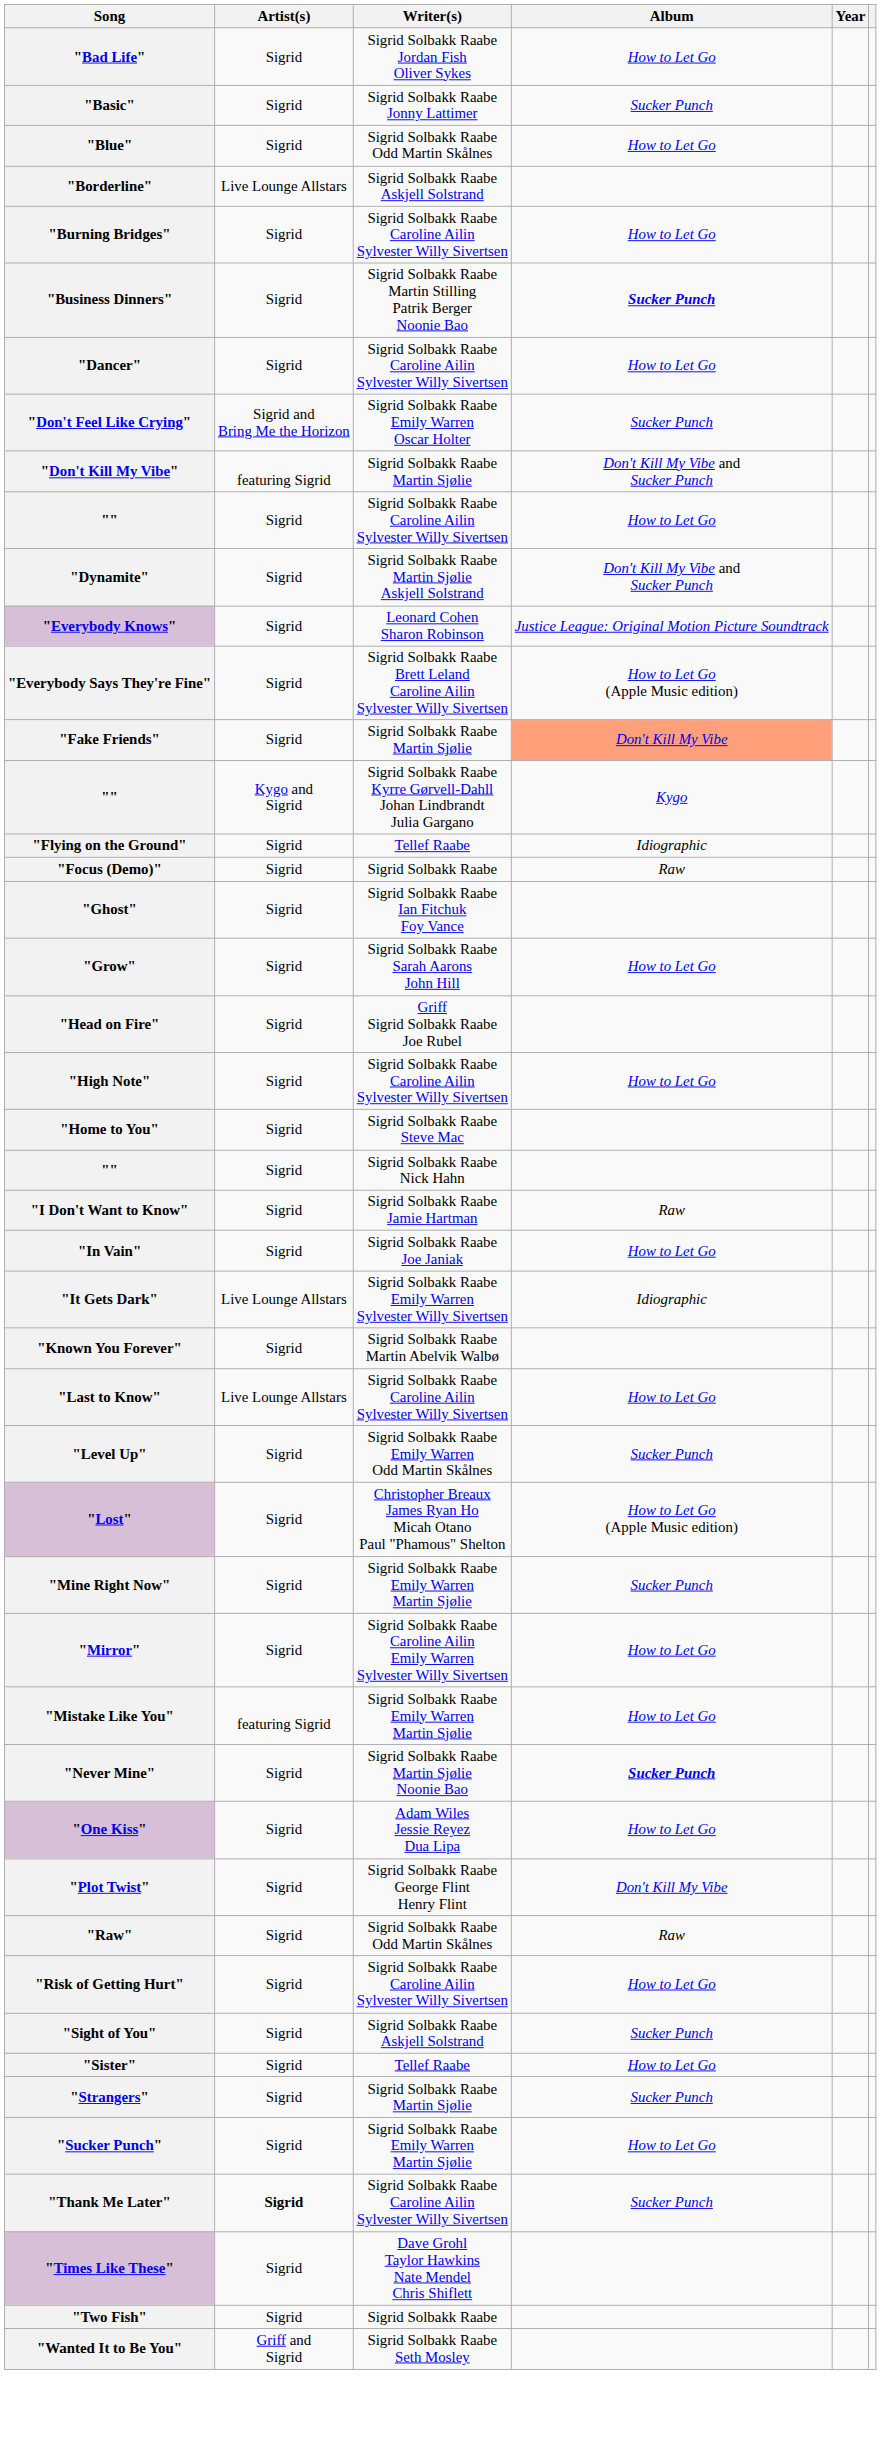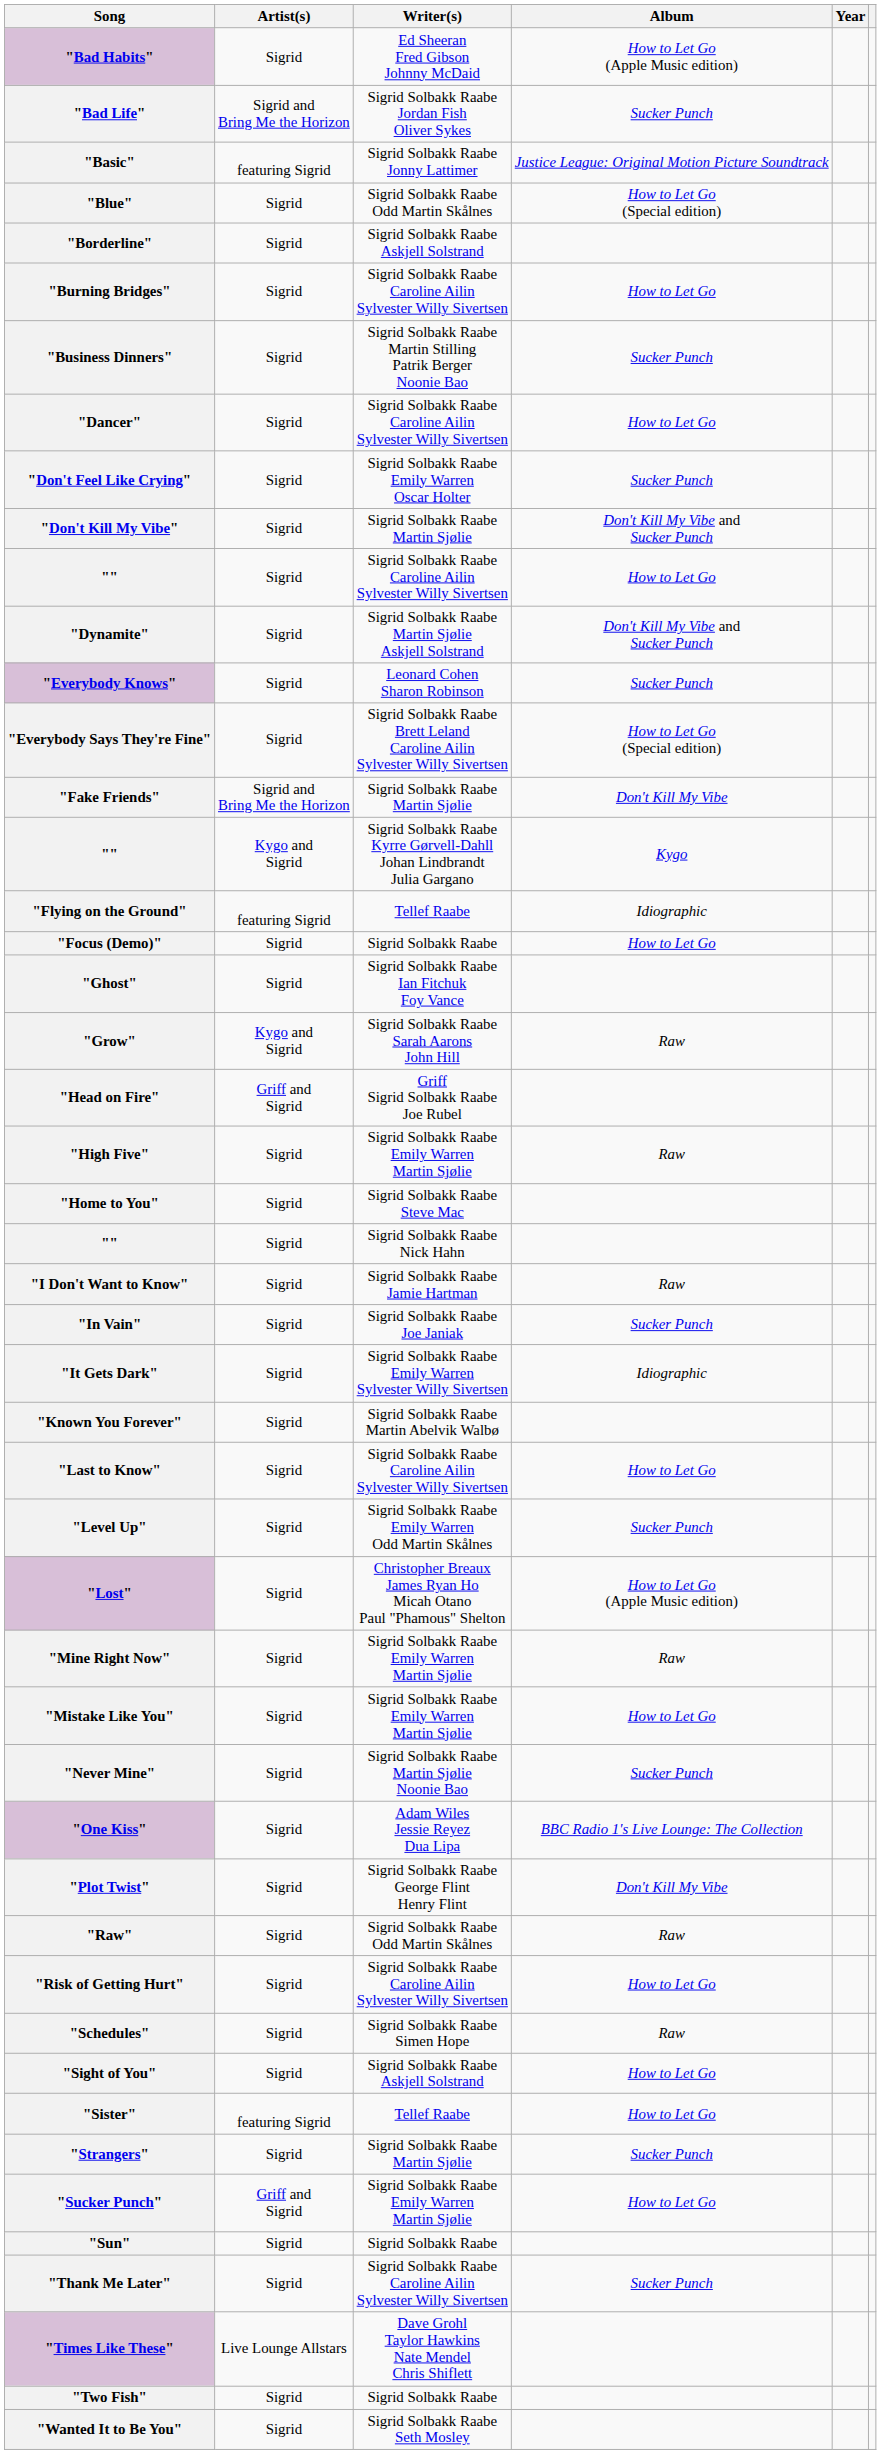+ row: (110, 56)
(284, 56) Sigrid -> (284, 113) Sigrid and Bring Me the Horizon
(672, 56) How to Let Go -> (672, 113) Sucker Punch
(284, 105) Sigrid -> (284, 170) featuring Sigrid
(672, 105) Sucker Punch -> (672, 162) Justice League: Original Motion Picture Soundtrack
(672, 145) How to Let Go -> (672, 202) How to Let Go (Special edition)
(284, 186) Live Lounge Allstars -> (284, 243) Sigrid
(672, 300) bold -> (672, 357) normal
(284, 422) Sigrid and Bring Me the Horizon -> (284, 479) Sigrid
(284, 479) featuring Sigrid -> (284, 528) Sigrid
(672, 625) Justice League: Original Motion Picture Soundtrack -> (672, 682) Sucker Punch
(672, 682) How to Let Go (Apple Music edition) -> (672, 740) How to Let Go (Special edition)
(284, 740) Sigrid -> (284, 797) Sigrid and Bring Me the Horizon
(672, 740) lightsalmon background -> (672, 797) no background
(284, 845) Sigrid -> (284, 919) featuring Sigrid
(672, 869) Raw -> (672, 943) How to Let Go
(284, 966) Sigrid -> (284, 1040) Kygo and Sigrid
(672, 966) How to Let Go -> (672, 1040) Raw
(284, 1023) Sigrid -> (284, 1097) Griff and Sigrid
+ row: (110, 1154)
- row: (110, 1081)
(672, 1250) How to Let Go -> (672, 1324) Sucker Punch
(284, 1299) Live Lounge Allstars -> (284, 1373) Sigrid
(284, 1396) Live Lounge Allstars -> (284, 1470) Sigrid
(672, 1584) Sucker Punch -> (672, 1658) Raw
- row: (110, 1650)
(284, 1724) featuring Sigrid -> (284, 1715) Sigrid
(672, 1772) bold -> (672, 1772) normal
(672, 1829) How to Let Go -> (672, 1829) BBC Radio 1's Live Lounge: The Collection
+ row: (110, 2033)
(672, 2033) Sucker Punch -> (672, 2073) How to Let Go
(284, 2065) Sigrid -> (284, 2122) featuring Sigrid
(284, 2145) Sigrid -> (284, 2202) Griff and Sigrid
+ row: (110, 2243)
(284, 2202) bold -> (284, 2283) normal
(284, 2268) Sigrid -> (284, 2348) Live Lounge Allstars
(284, 2348) Griff and Sigrid -> (284, 2429) Sigrid
